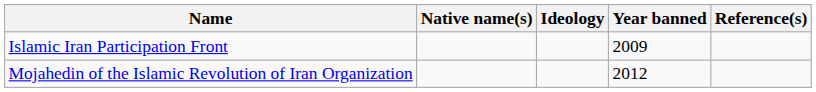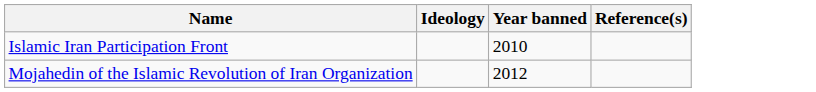- column: (477, 18)
(630, 45) 2009 -> (510, 45) 2010
